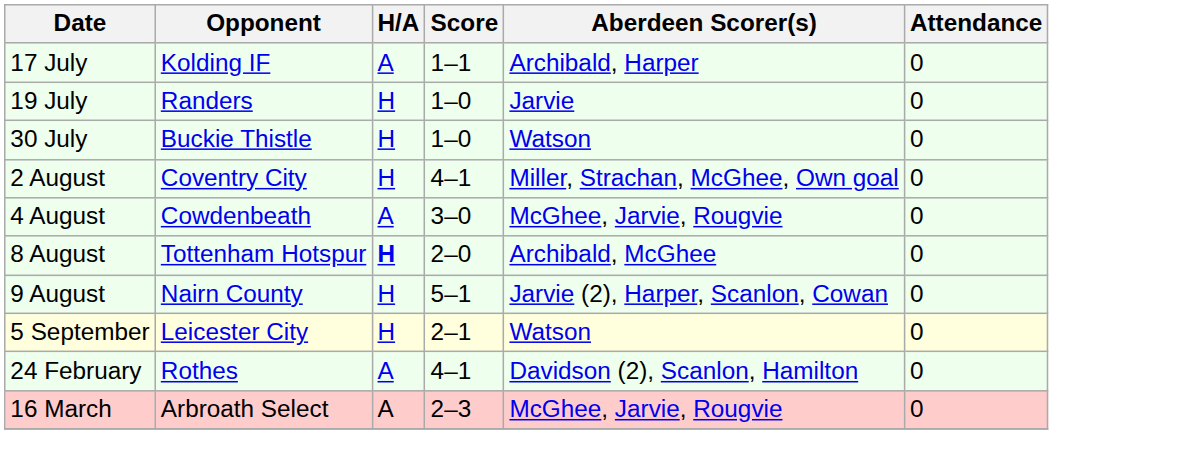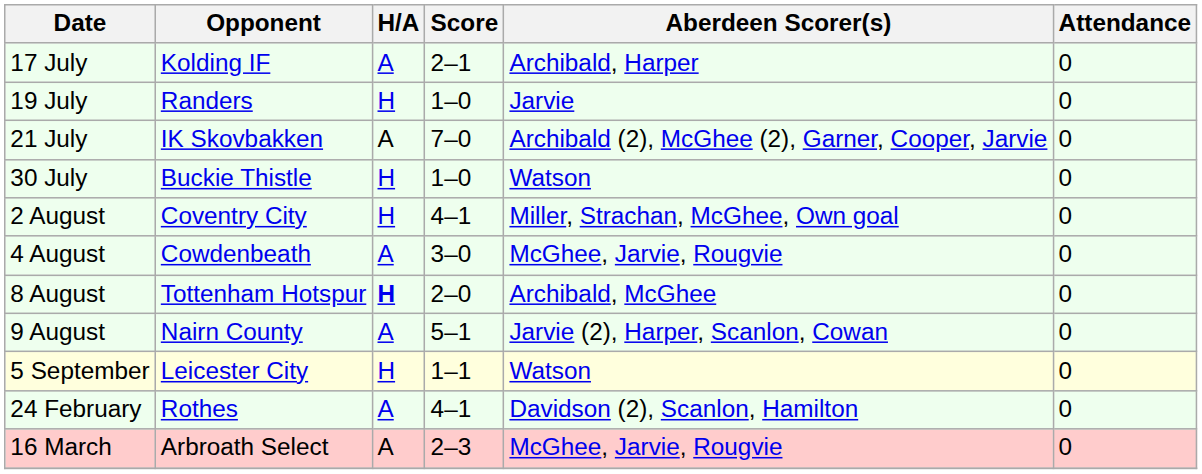(451, 62) 1–1 -> (451, 62) 2–1
+ row: (49, 139)
(386, 293) H -> (386, 332) A
(451, 332) 2–1 -> (451, 370) 1–1
